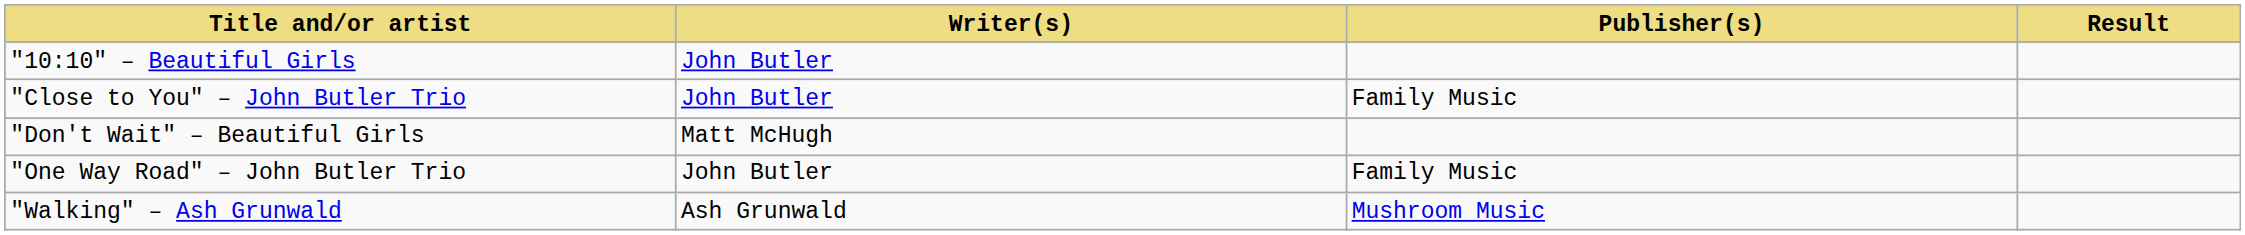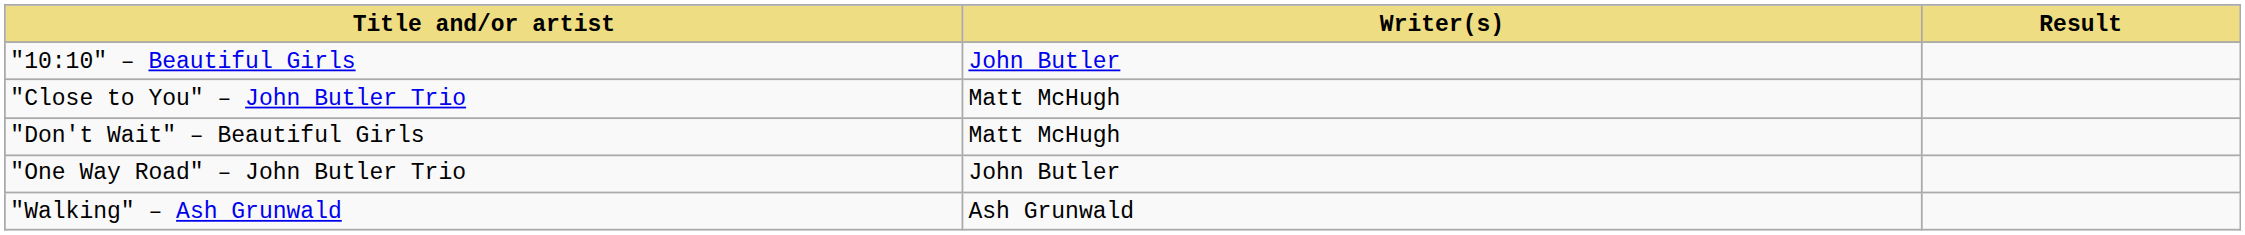- column: (1681, 24)
(757, 99) John Butler -> (1044, 99) Matt McHugh
